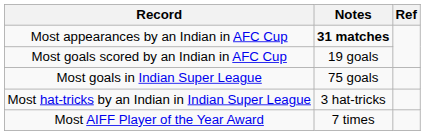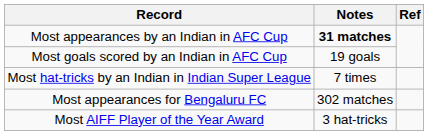- row: (159, 78)
(353, 99) 3 hat-tricks -> (355, 78) 7 times
+ row: (159, 99)
(353, 120) 7 times -> (355, 120) 3 hat-tricks
